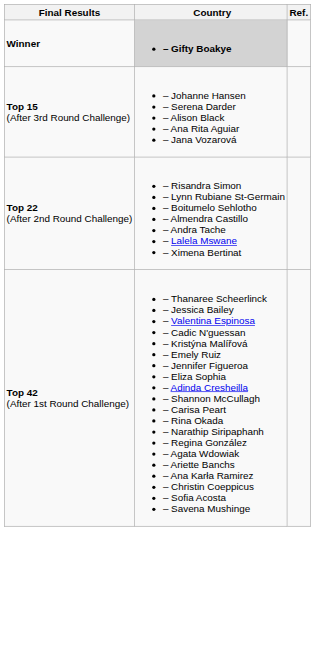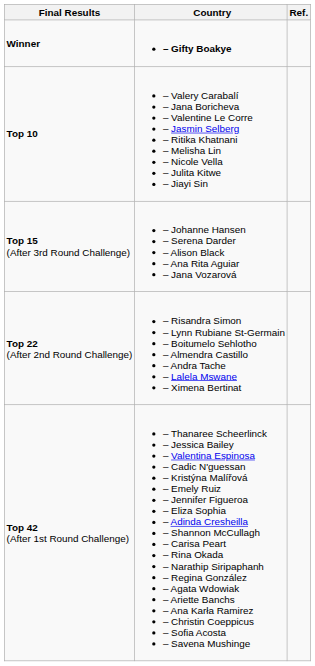(211, 49) lightgrey background -> (211, 49) no background
+ row: (22, 134)
